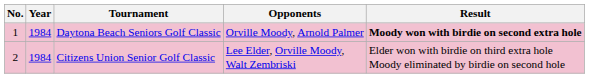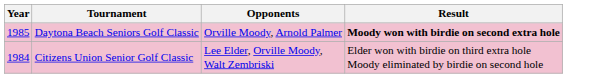- column: (15, 13)
(40, 32) 1984 -> (18, 32) 1985
